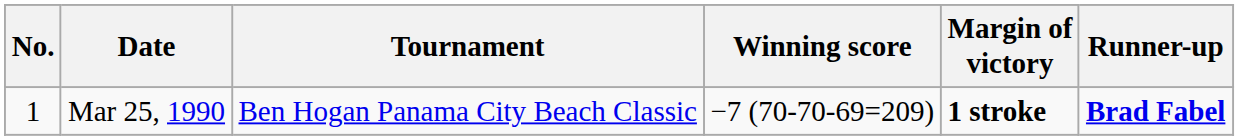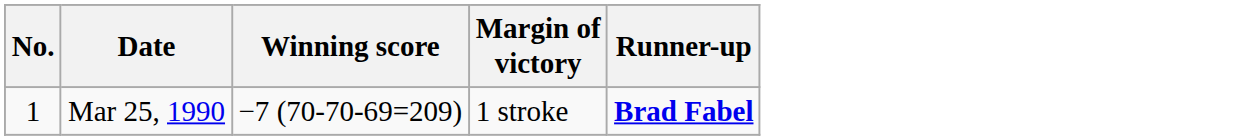- column: (468, 45)
(997, 110) bold -> (522, 110) normal
